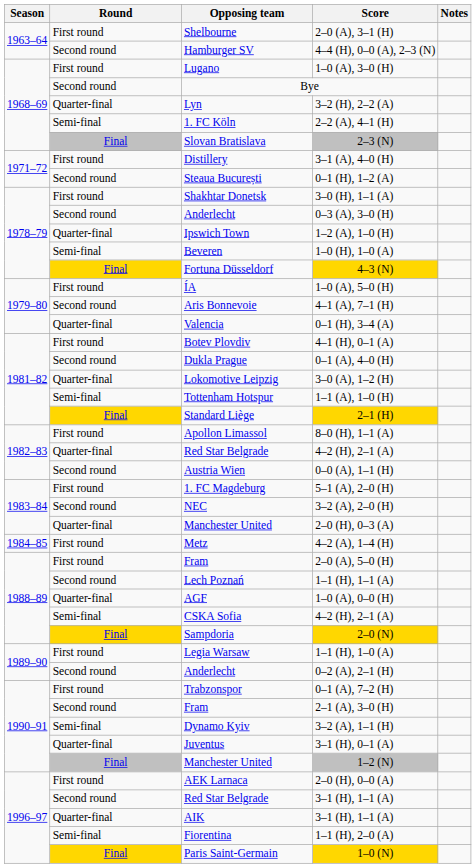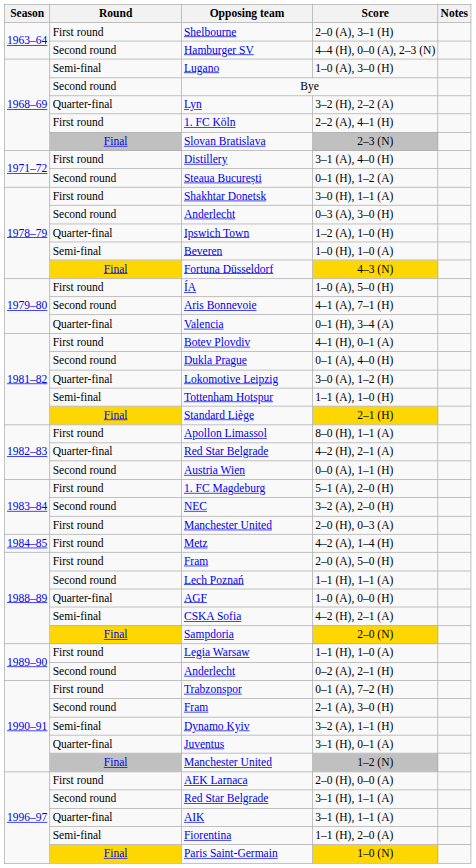(78, 68) First round -> (77, 68) Semi-final
(77, 123) Semi-final -> (78, 123) First round
(83, 525) Quarter-final -> (78, 525) First round
